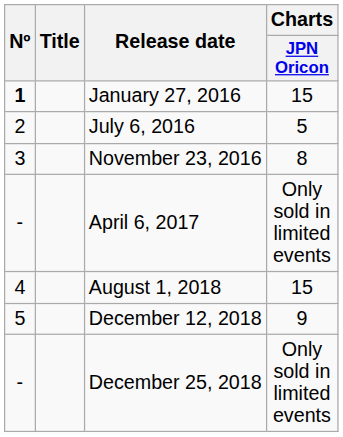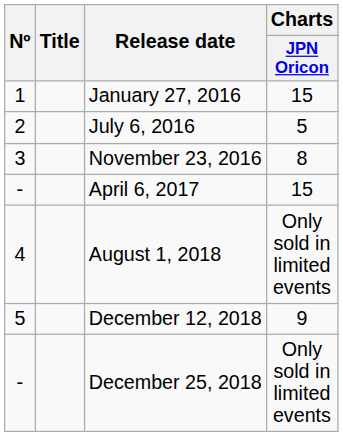(20, 96) bold -> (20, 96) normal
(302, 222) Only sold in limited events -> (302, 189) 15
(302, 287) 15 -> (302, 254) Only sold in limited events
